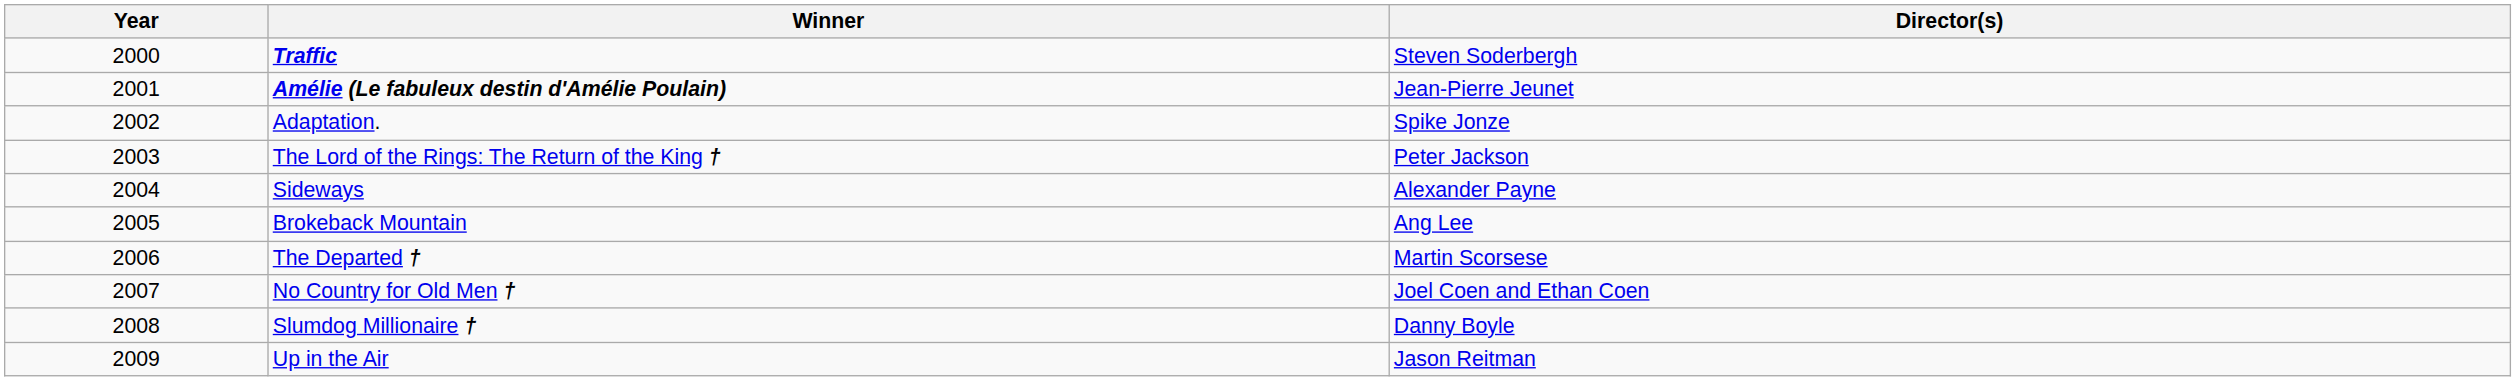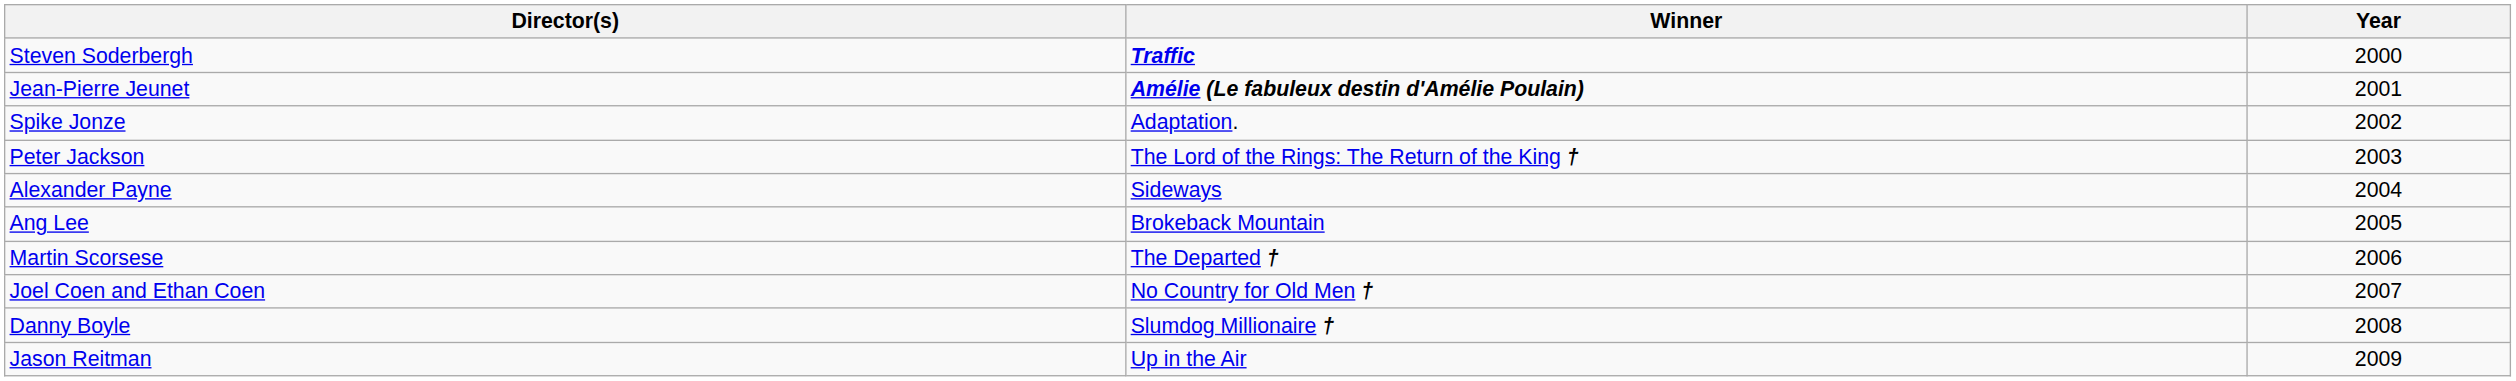columns swapped: (136, 21) <-> (1950, 21)
